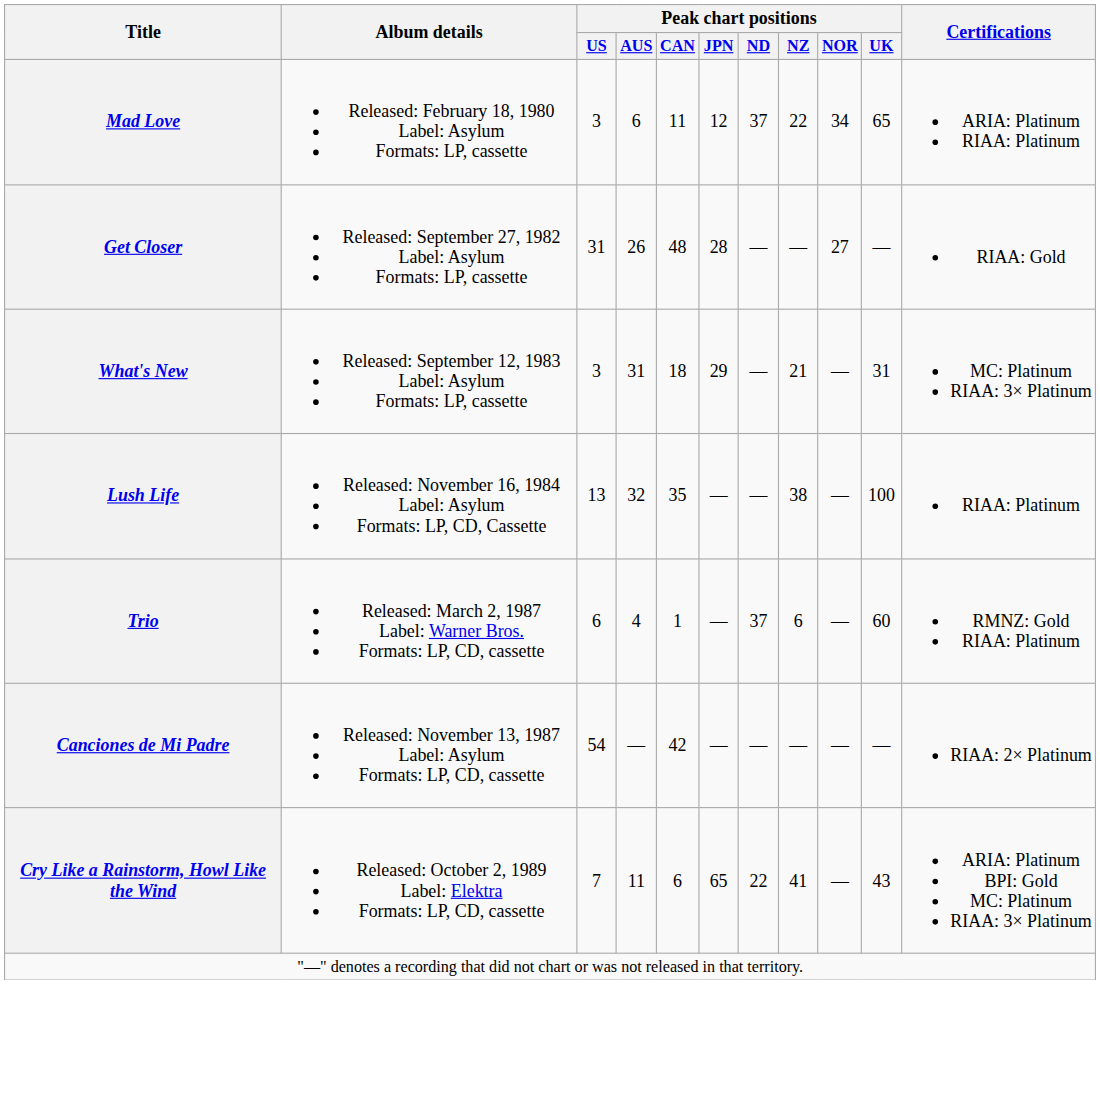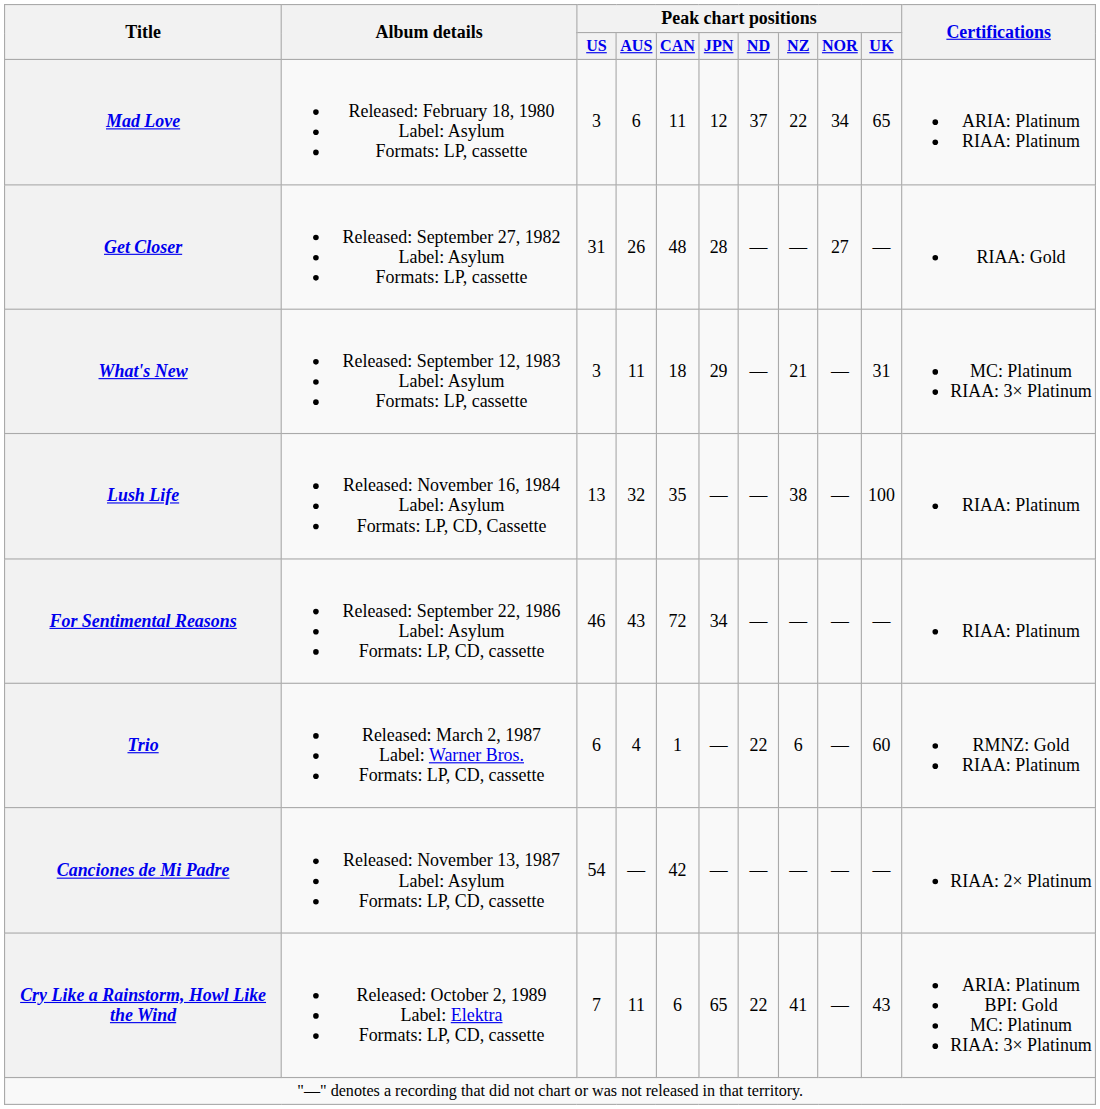(636, 371) 31 -> (636, 371) 11
+ row: (143, 620)
(758, 620) 37 -> (758, 745) 22
